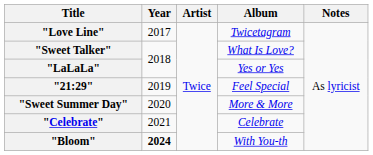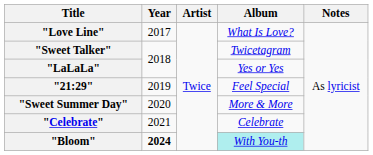(261, 31) Twicetagram -> (261, 31) What Is Love?
(261, 50) What Is Love? -> (261, 50) Twicetagram
(261, 141) no background -> (261, 141) paleturquoise background
